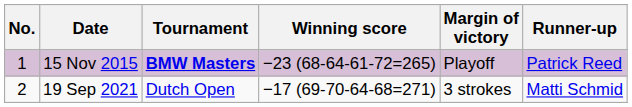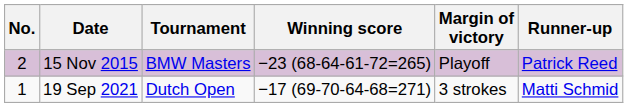(22, 63) 1 -> (22, 63) 2
(200, 63) bold -> (198, 63) normal
(22, 90) 2 -> (22, 90) 1
